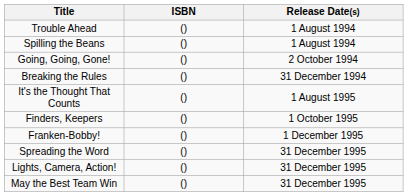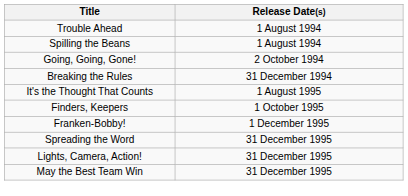- column: (184, 12)
